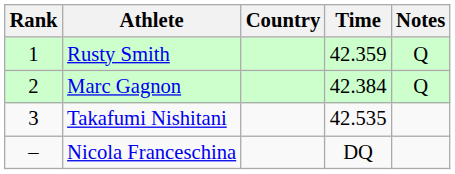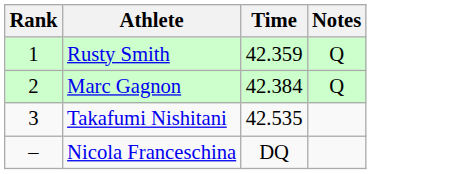- column: (283, 20)
